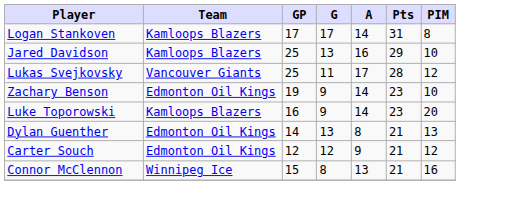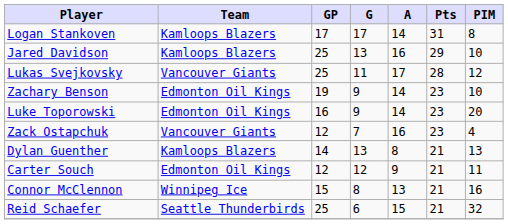(204, 112) Kamloops Blazers -> (226, 112) Edmonton Oil Kings
+ row: (58, 131)
(211, 131) Edmonton Oil Kings -> (218, 151) Kamloops Blazers
(431, 151) 12 -> (475, 170) 11
+ row: (54, 209)
